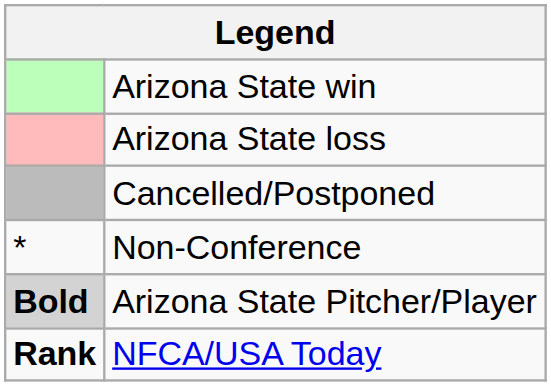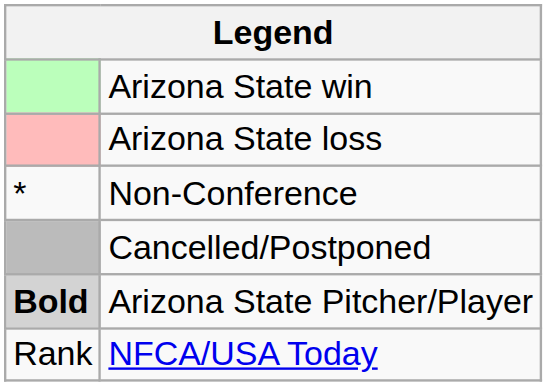rows swapped: (274, 193) <-> (237, 247)
(55, 355) bold -> (53, 355) normal
